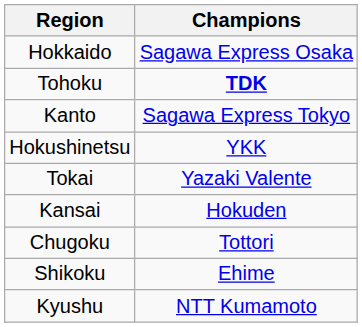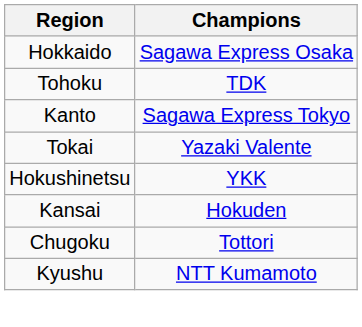(246, 83) bold -> (246, 83) normal
rows swapped: (70, 147) <-> (70, 178)
- row: (70, 274)
